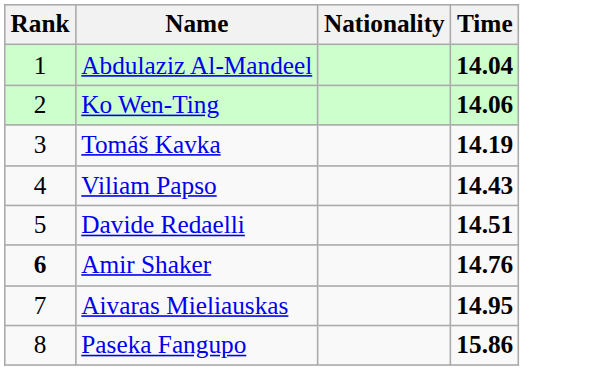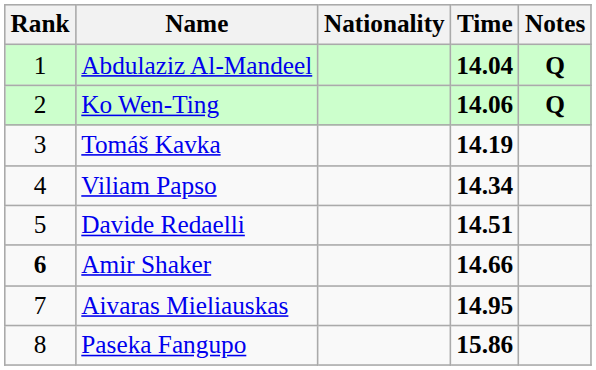+ column: (555, 24)
(485, 184) 14.43 -> (485, 184) 14.34
(485, 265) 14.76 -> (485, 265) 14.66
